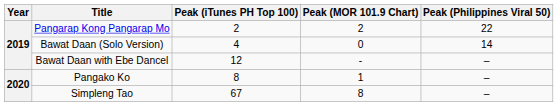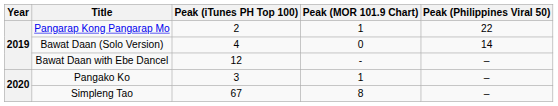(361, 28) 2 -> (361, 28) 1
(236, 77) 8 -> (236, 77) 3
